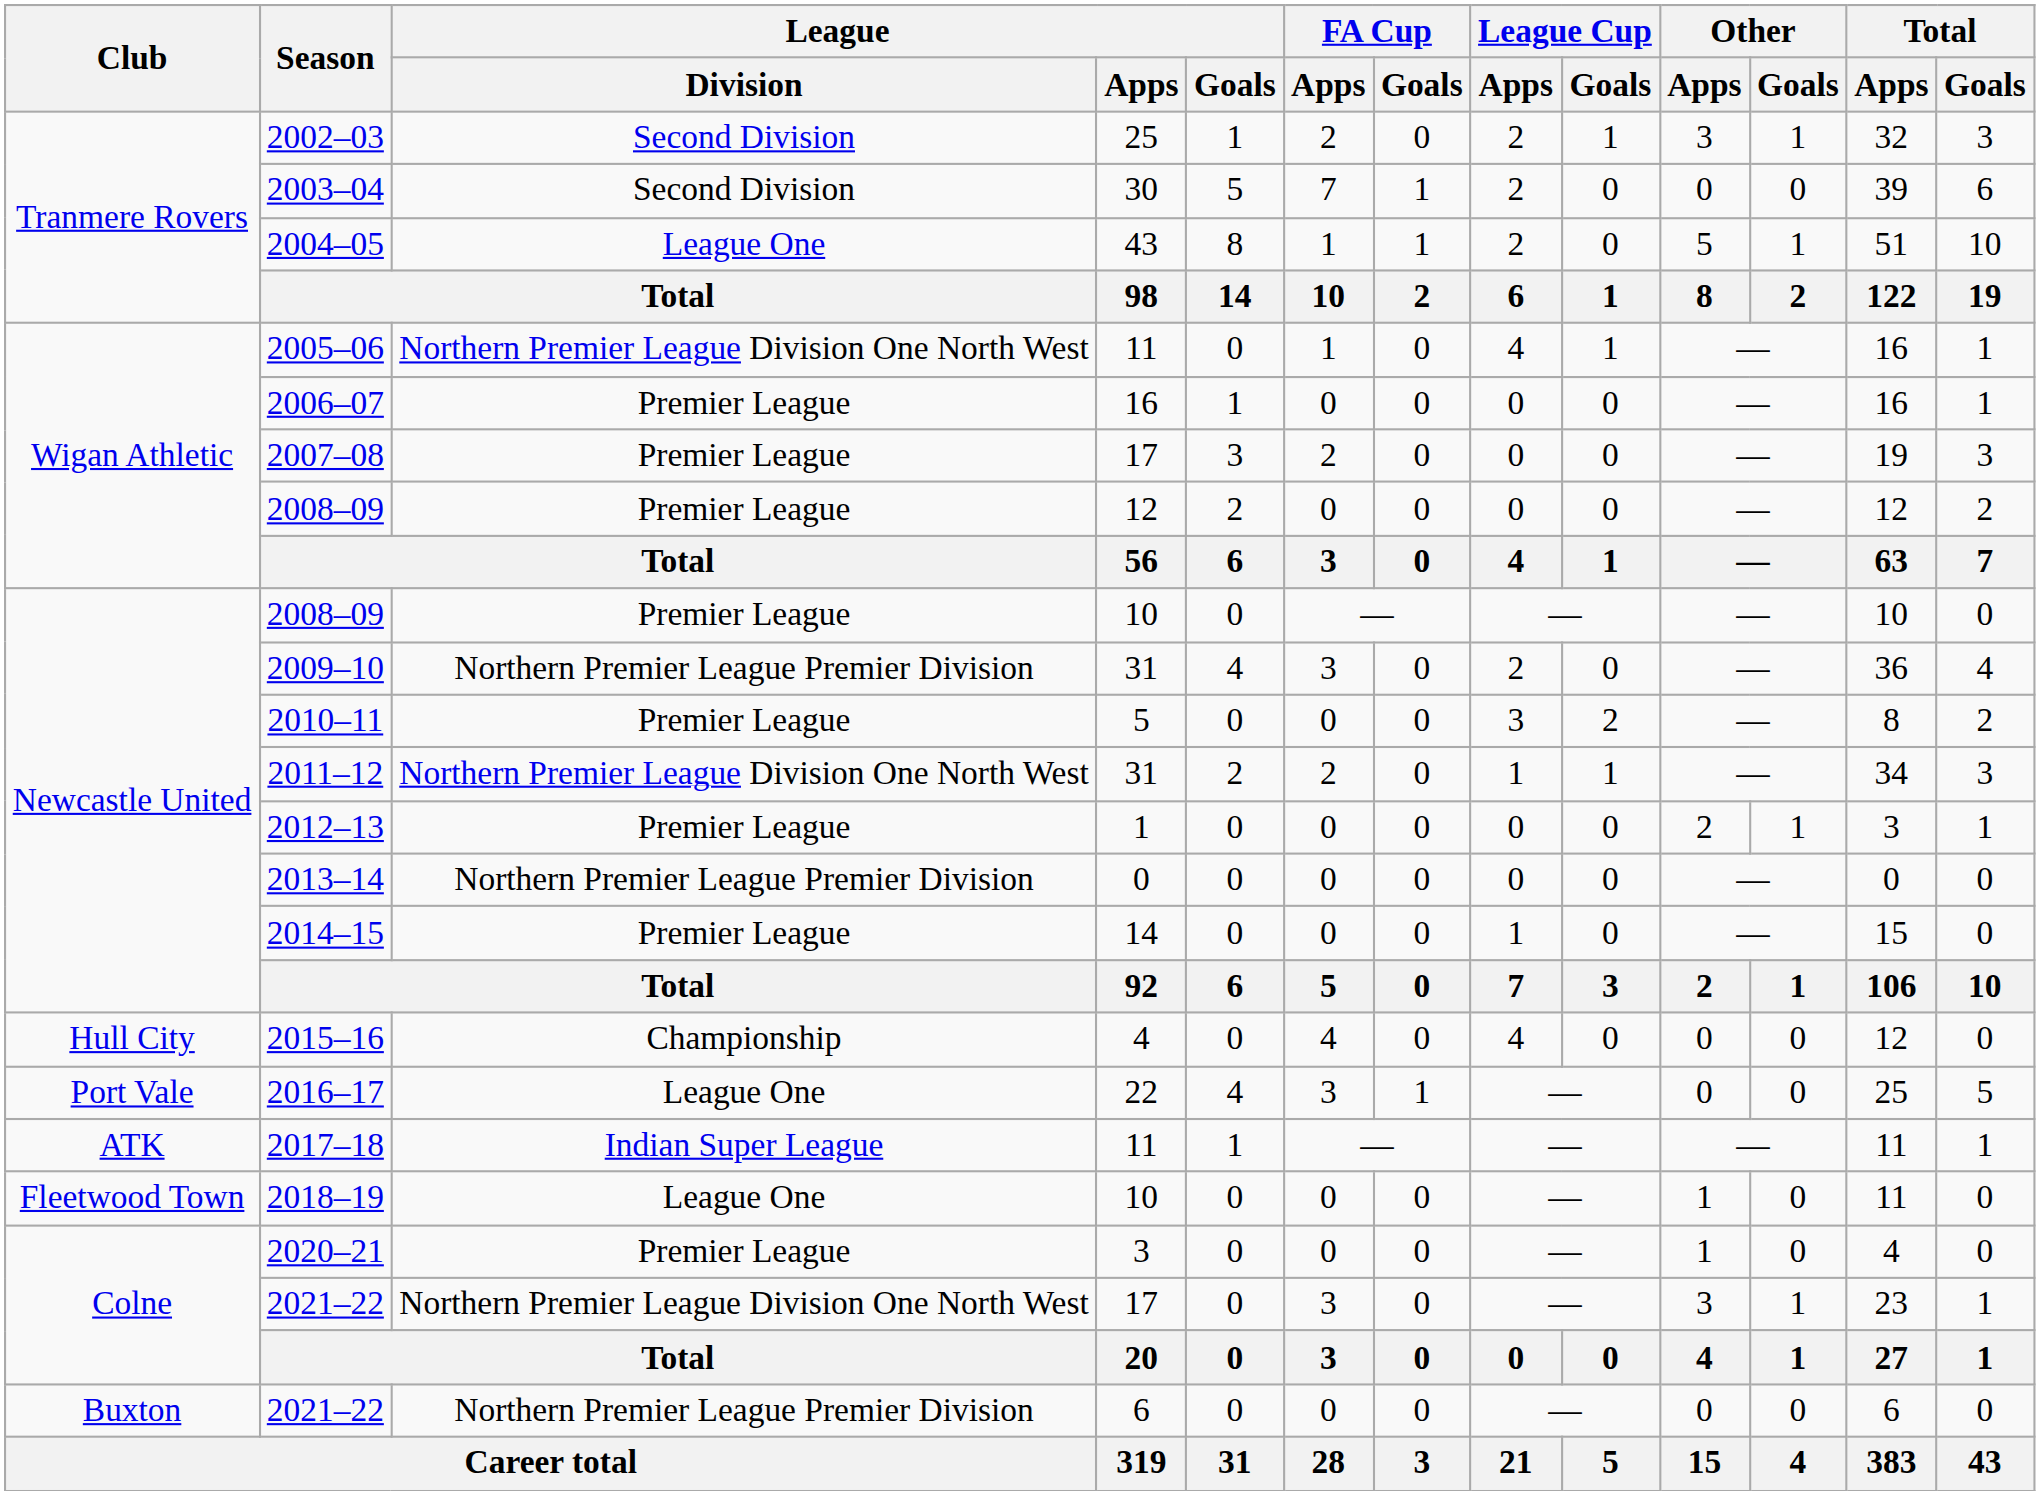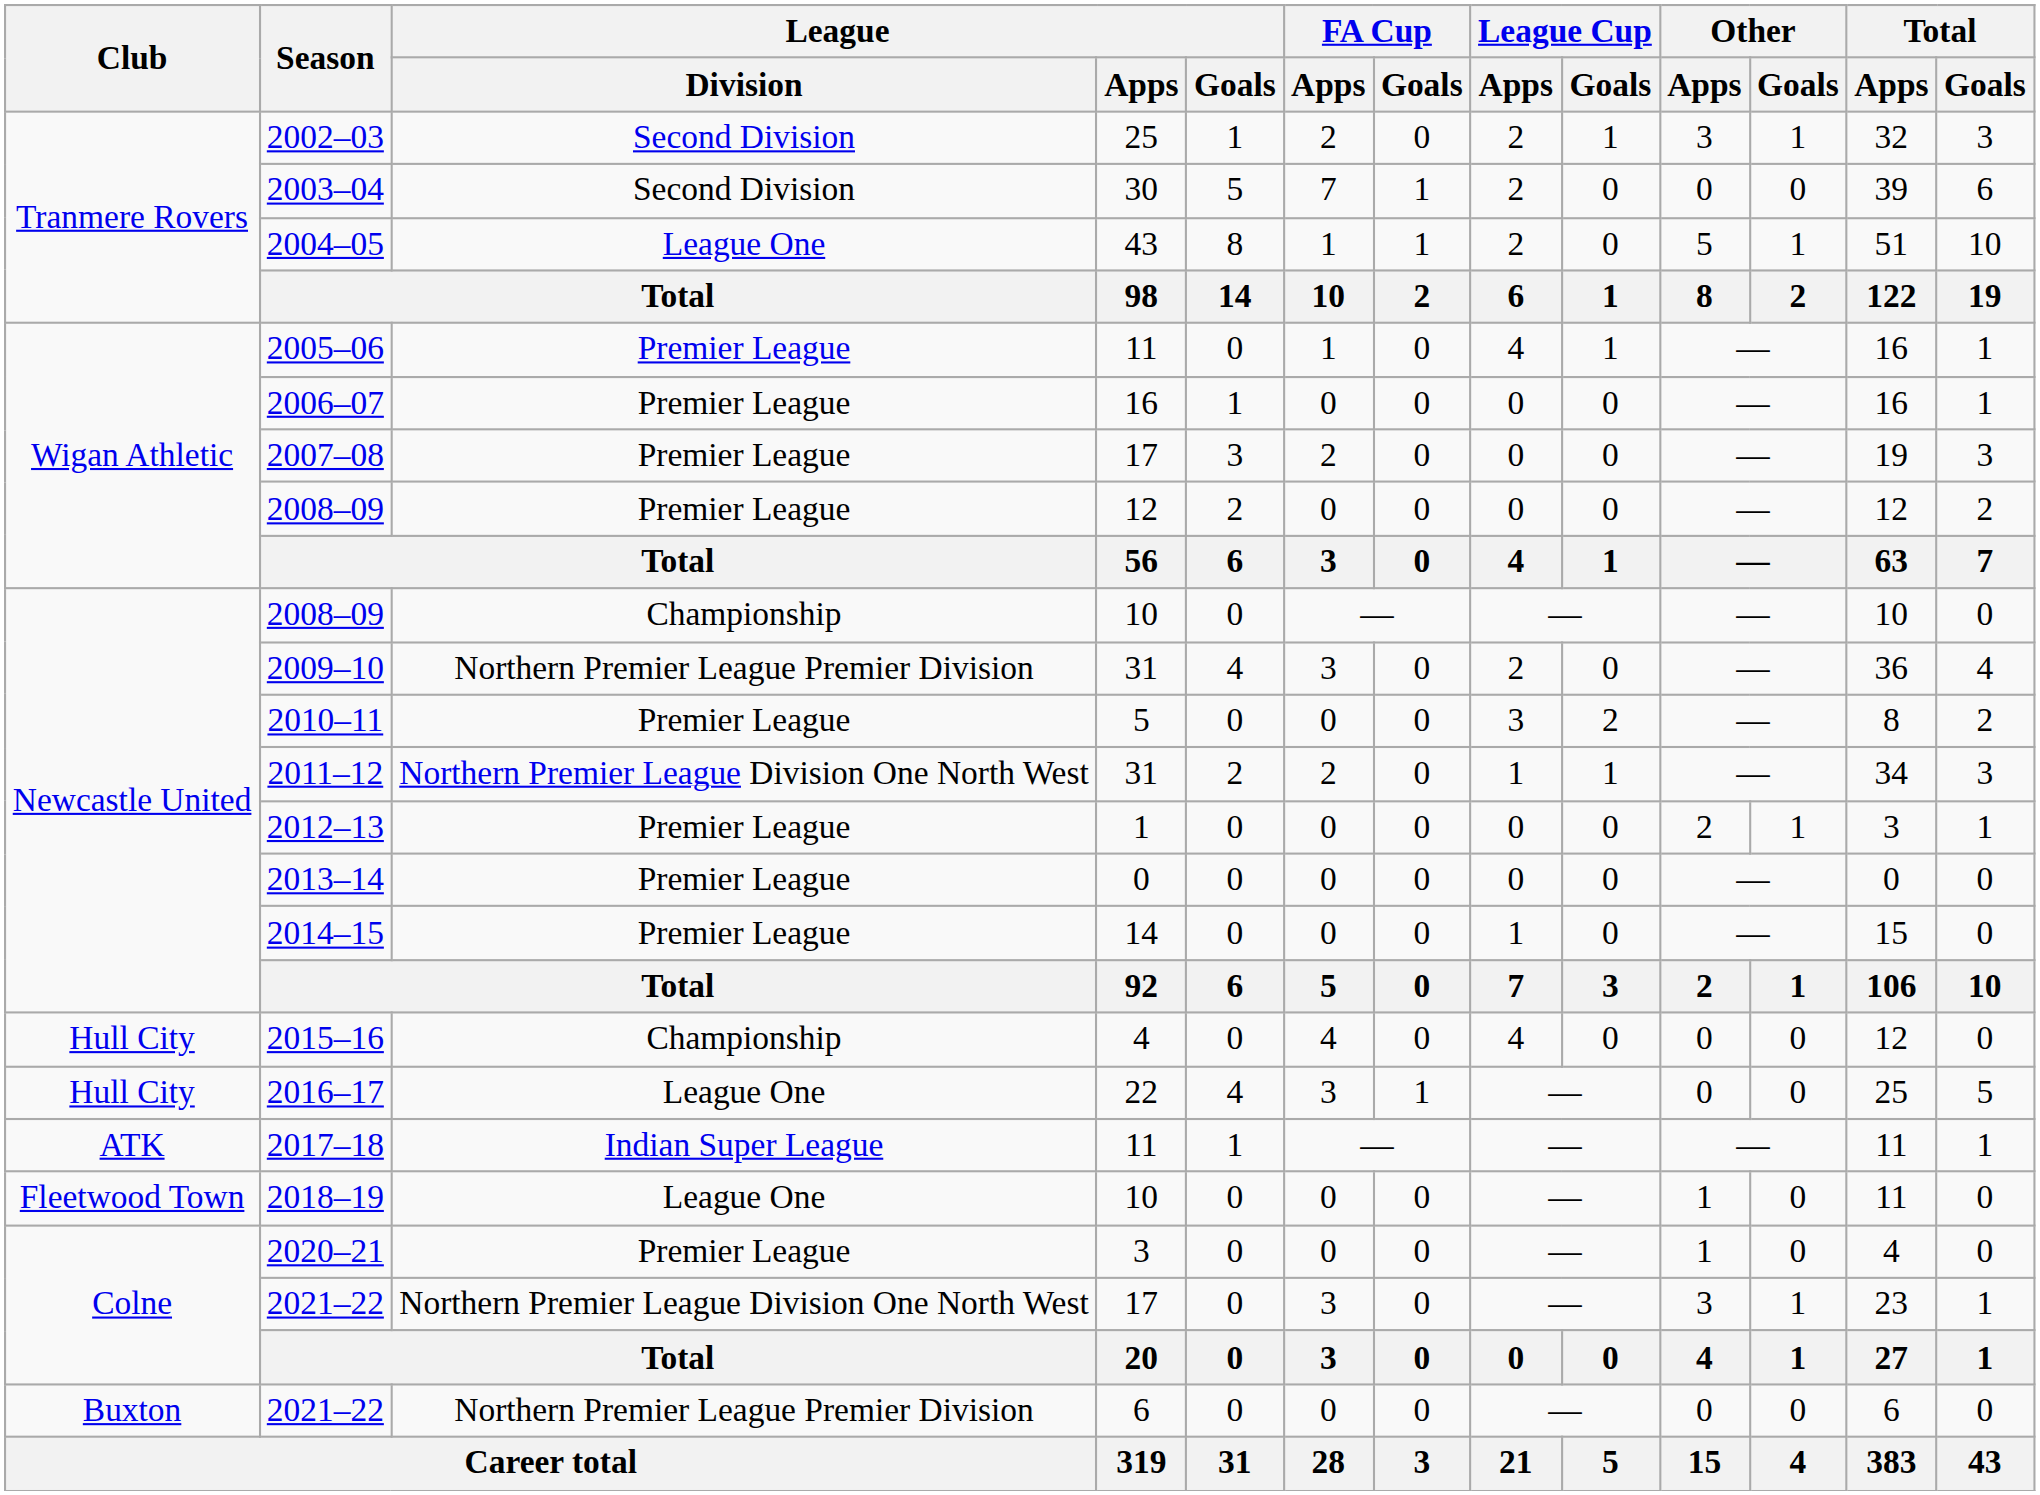(744, 349) Northern Premier League Division One North West -> (744, 349) Premier League
(744, 614) Premier League -> (744, 614) Championship
(744, 879) Northern Premier League Premier Division -> (744, 879) Premier League
(132, 1091) Port Vale -> (132, 1091) Hull City
